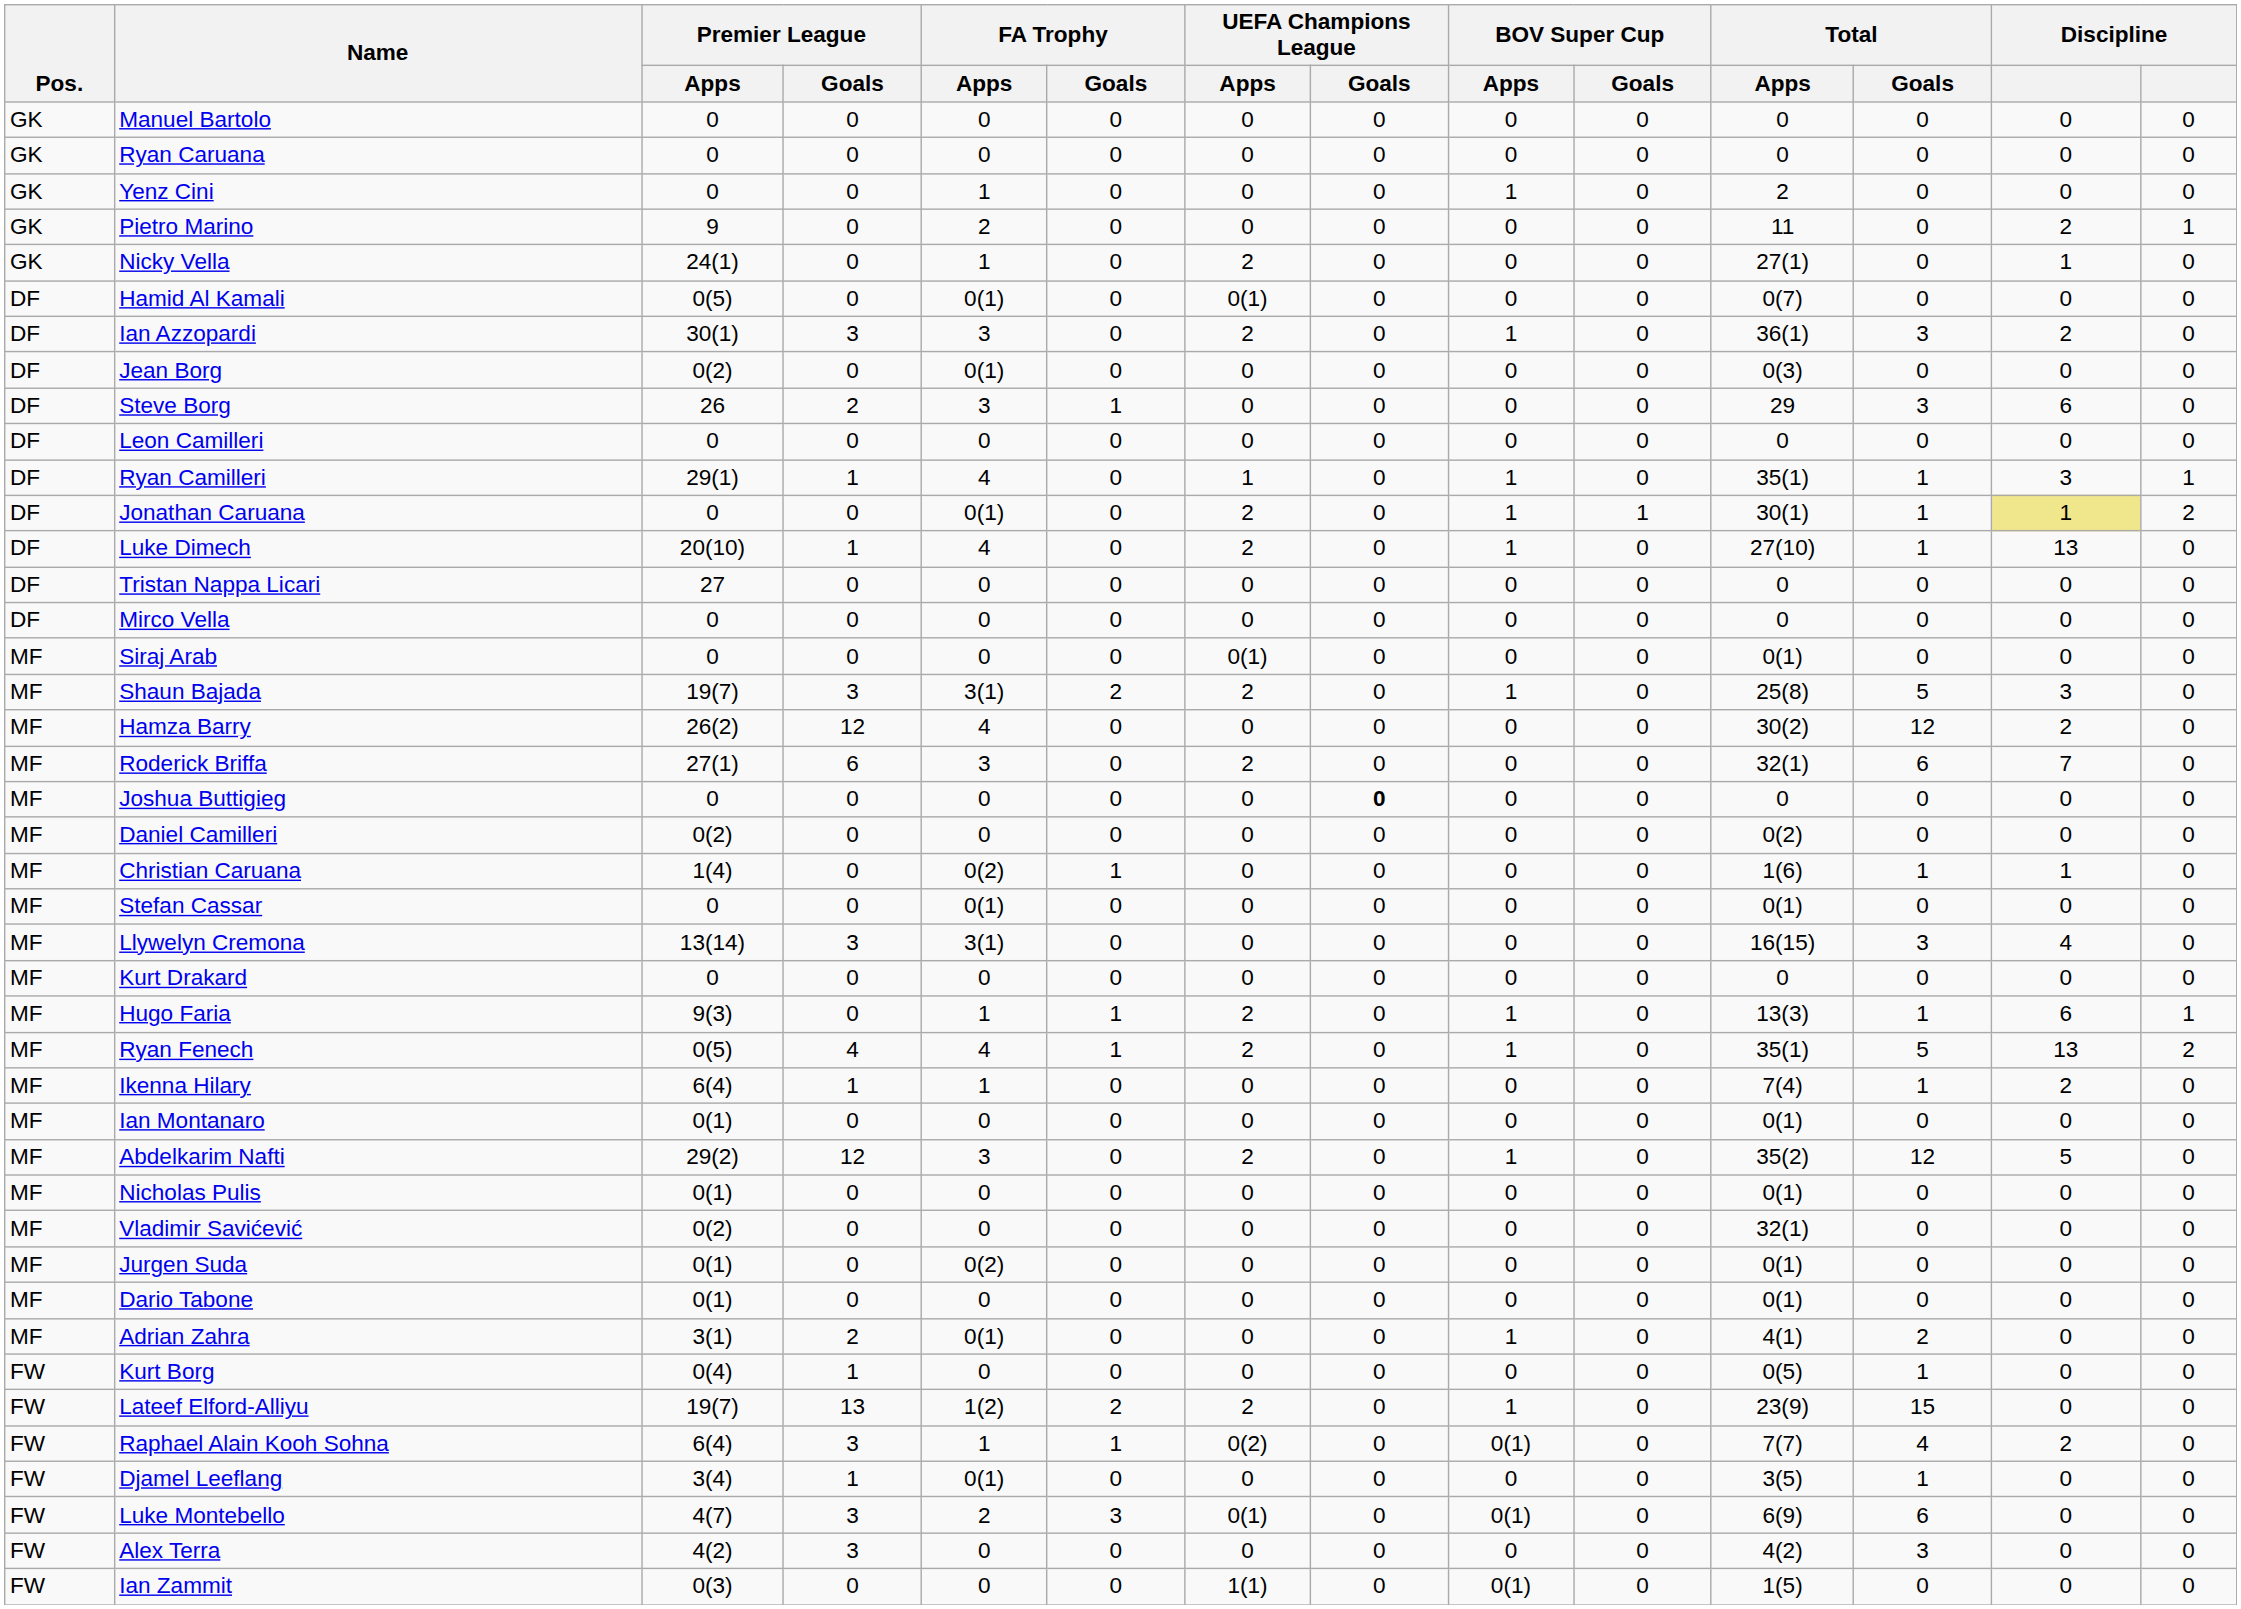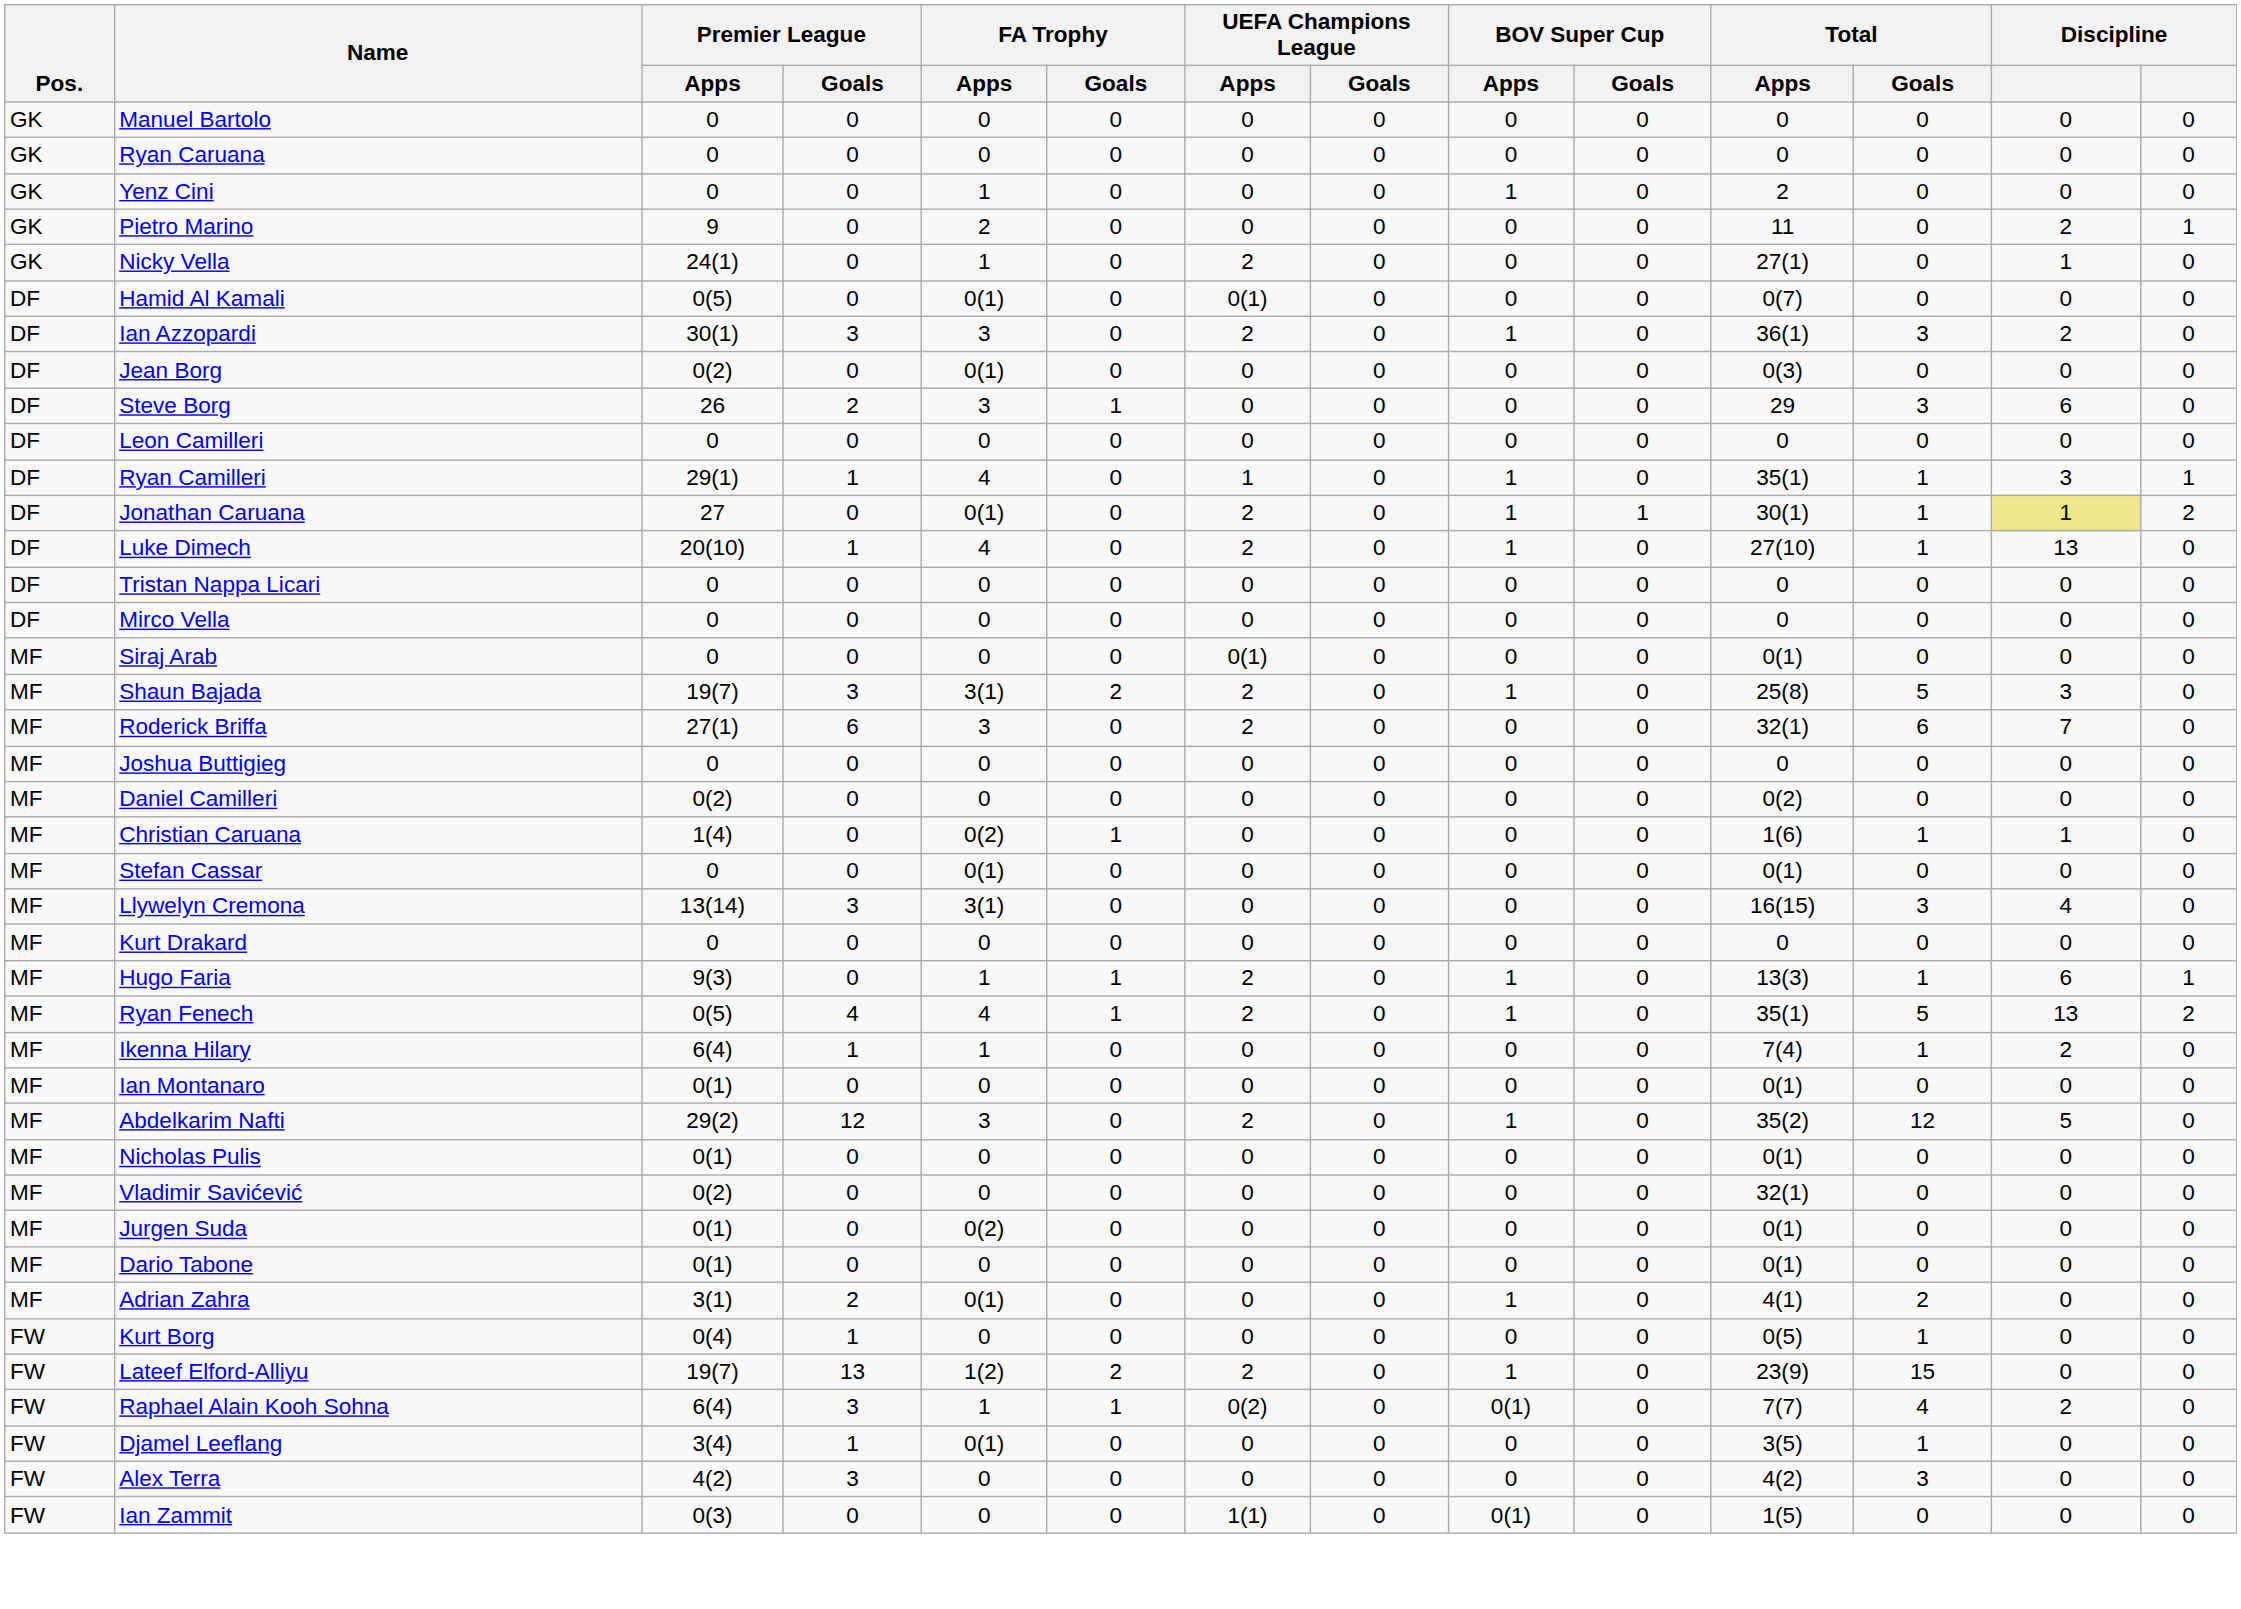(712, 512) 0 -> (712, 512) 27
(712, 584) 27 -> (712, 584) 0
- row: (185, 727)
(1379, 799) bold -> (1379, 763) normal
- row: (202, 1514)
